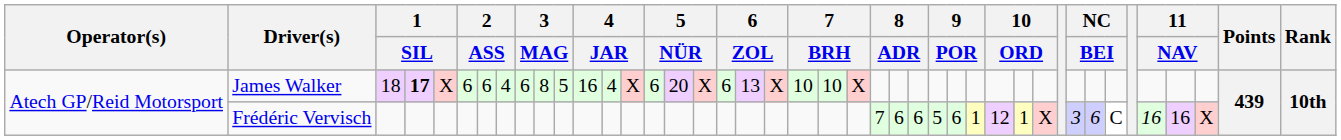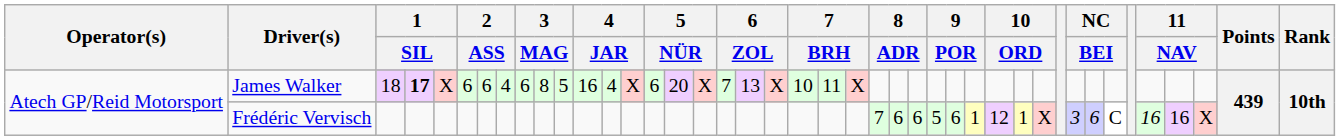(726, 85) 6 -> (726, 85) 7
(832, 85) 10 -> (832, 85) 11
